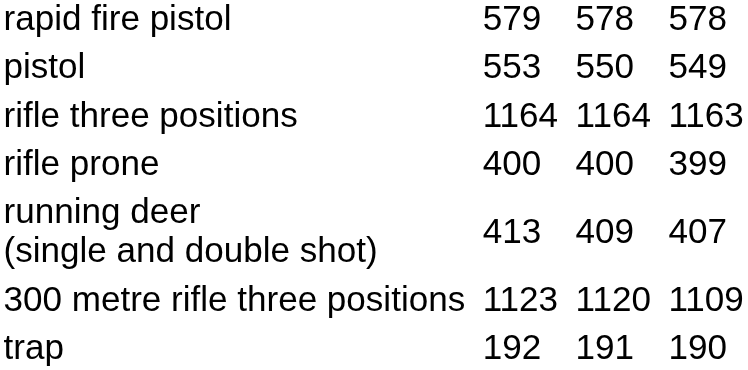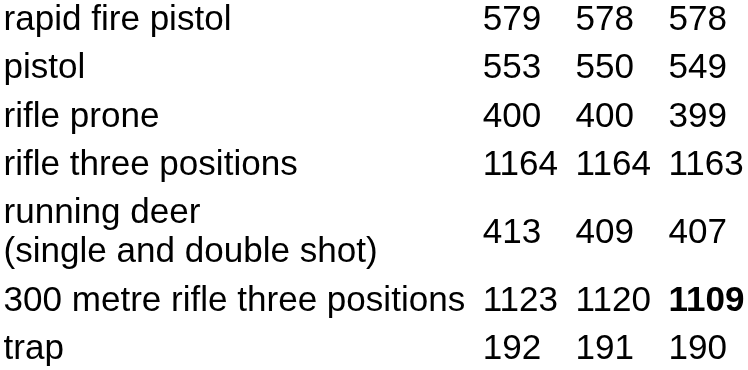rows swapped: (81, 163) <-> (151, 115)
(706, 299) normal -> (706, 299) bold
